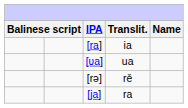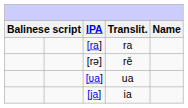(128, 45) ia -> (128, 45) ra
rows swapped: (94, 78) <-> (94, 62)
(128, 95) ra -> (128, 95) ia
